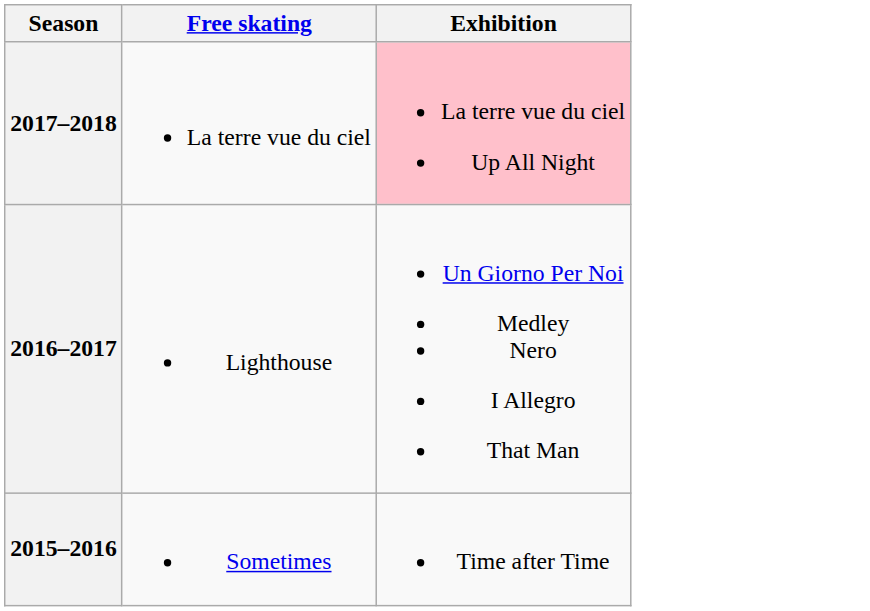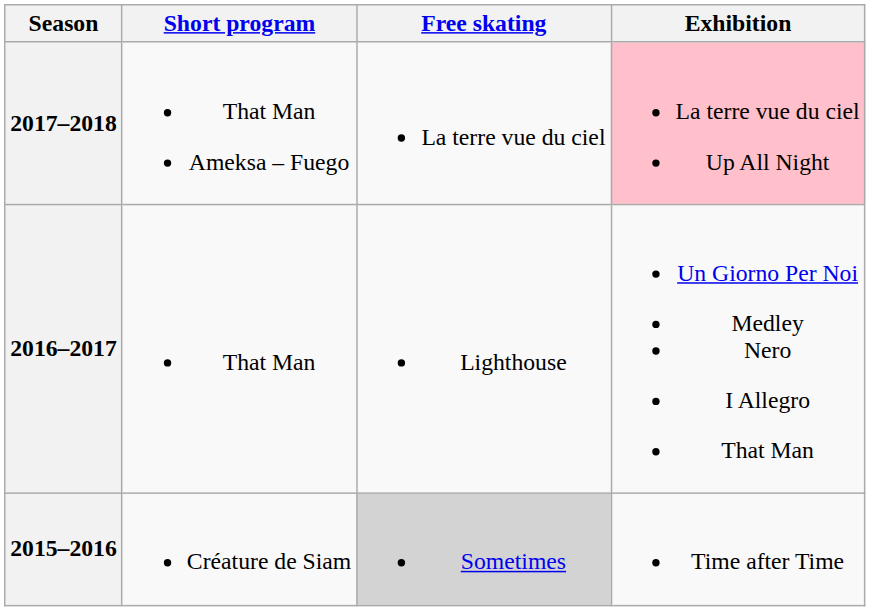+ column: (239, 23)
(249, 562) no background -> (484, 562) lightgrey background
